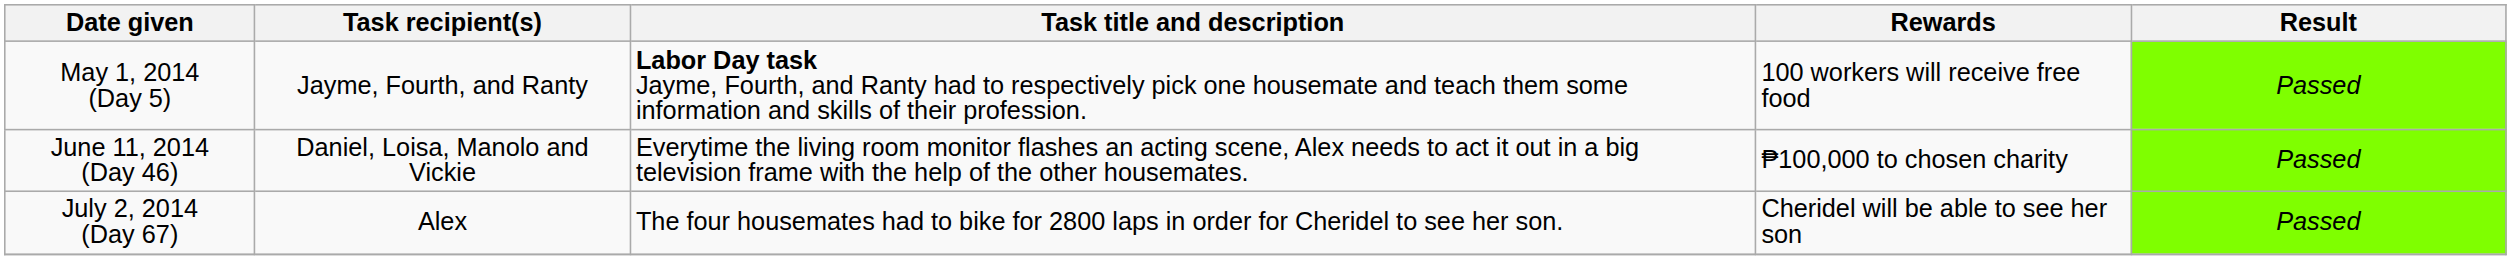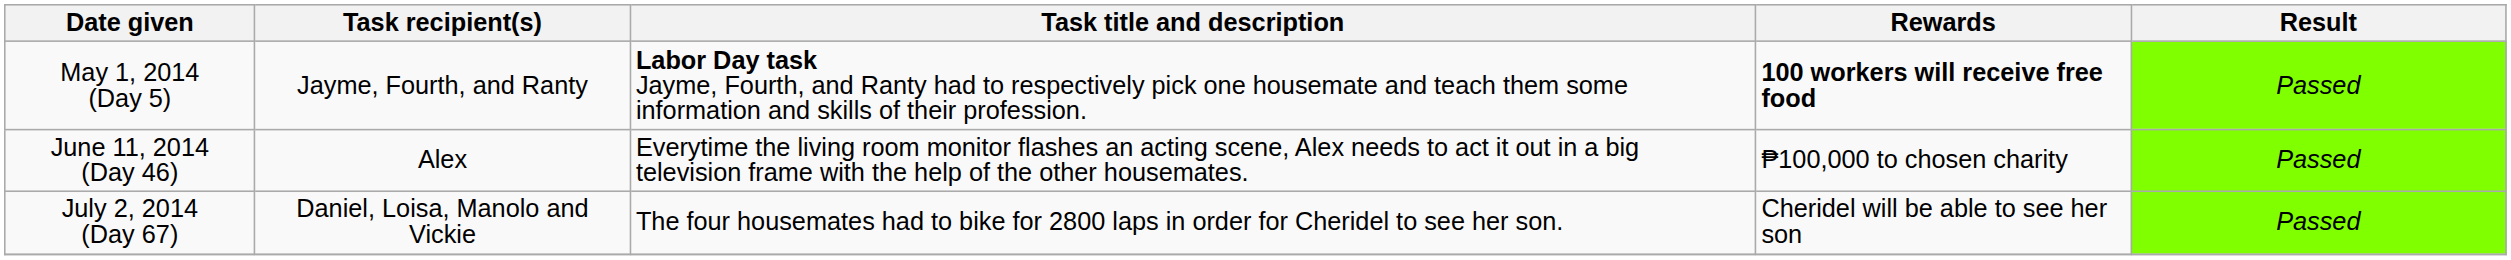(1921, 85) normal -> (1932, 85) bold
(442, 160) Daniel, Loisa, Manolo and Vickie -> (442, 160) Alex
(442, 222) Alex -> (442, 222) Daniel, Loisa, Manolo and Vickie
